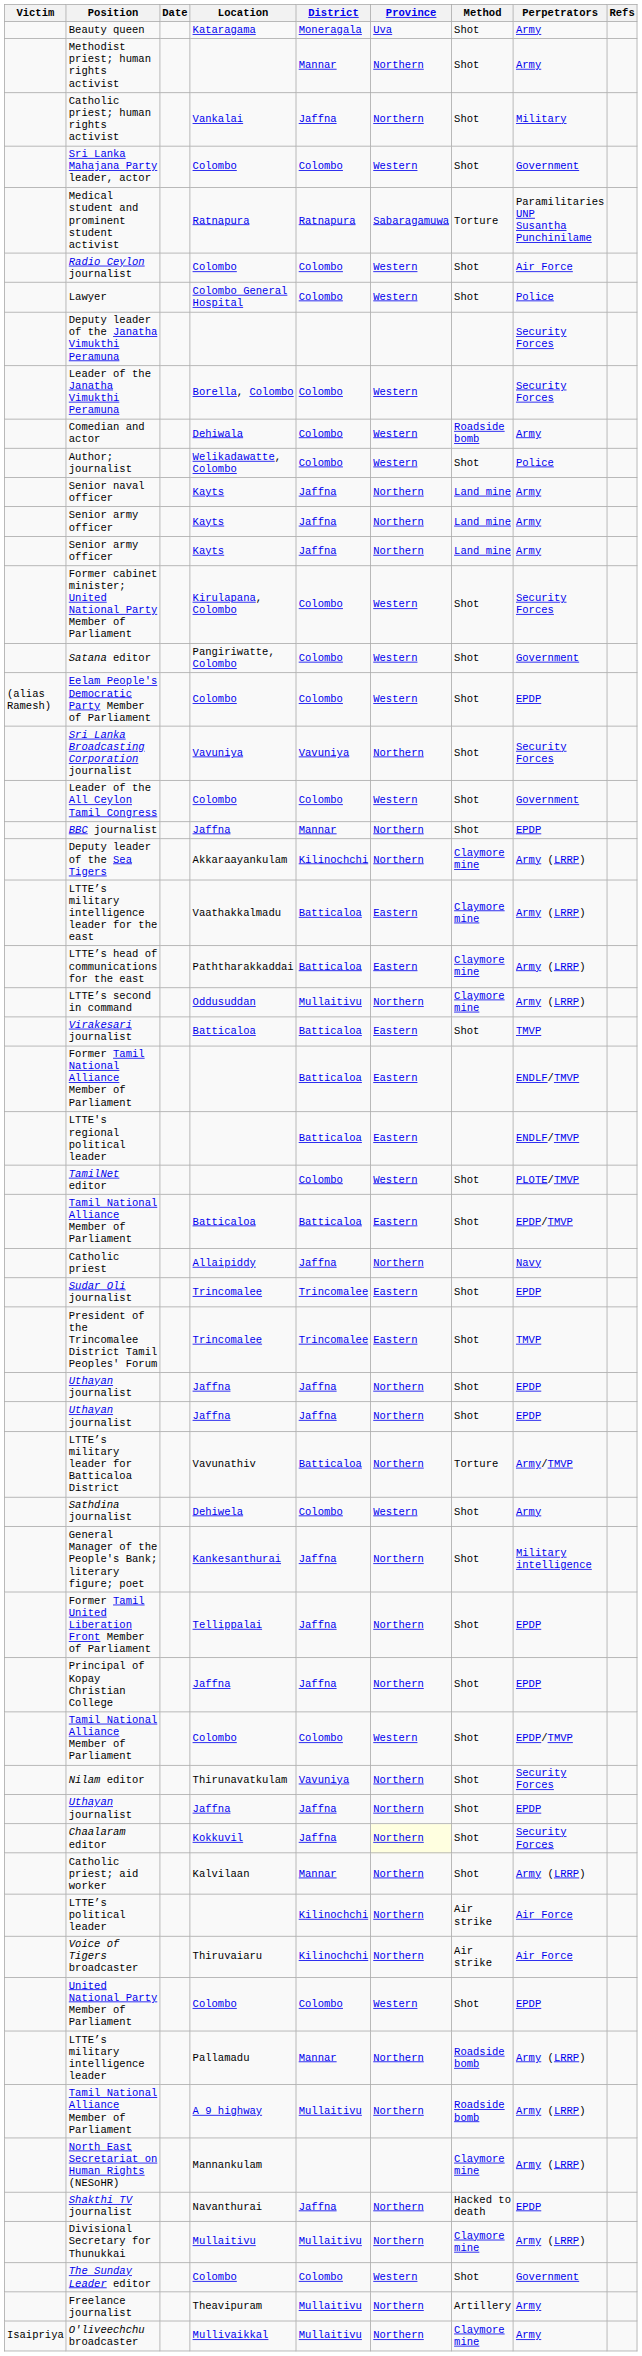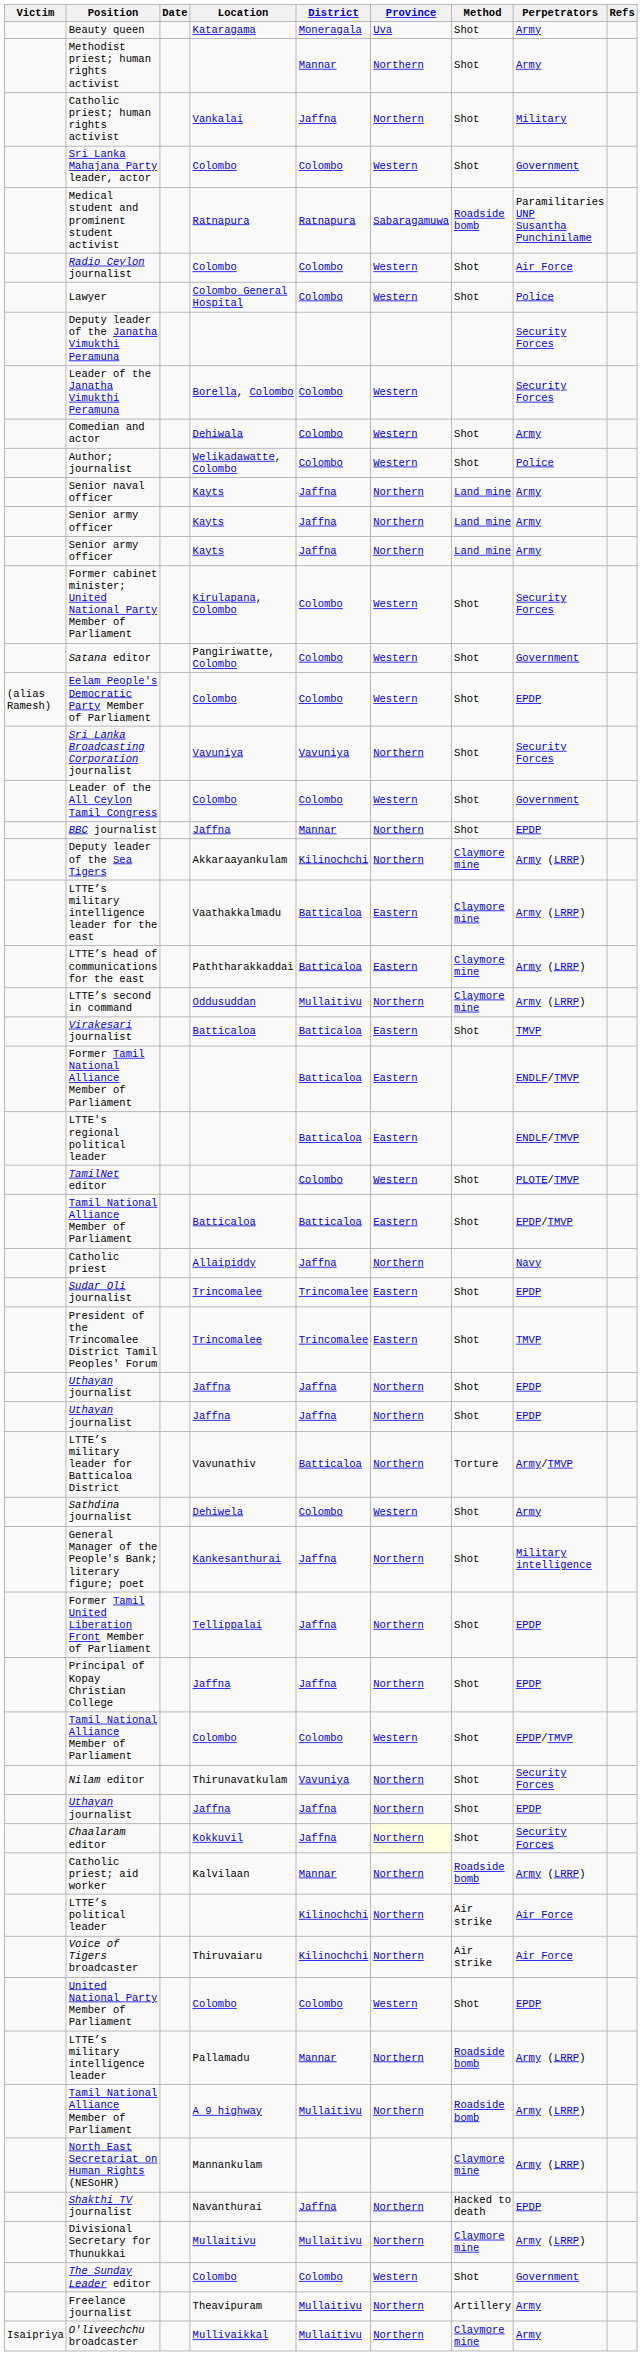(476, 220) Torture -> (479, 220) Roadside bomb
(479, 434) Roadside bomb -> (467, 434) Shot
(467, 1874) Shot -> (479, 1874) Roadside bomb
